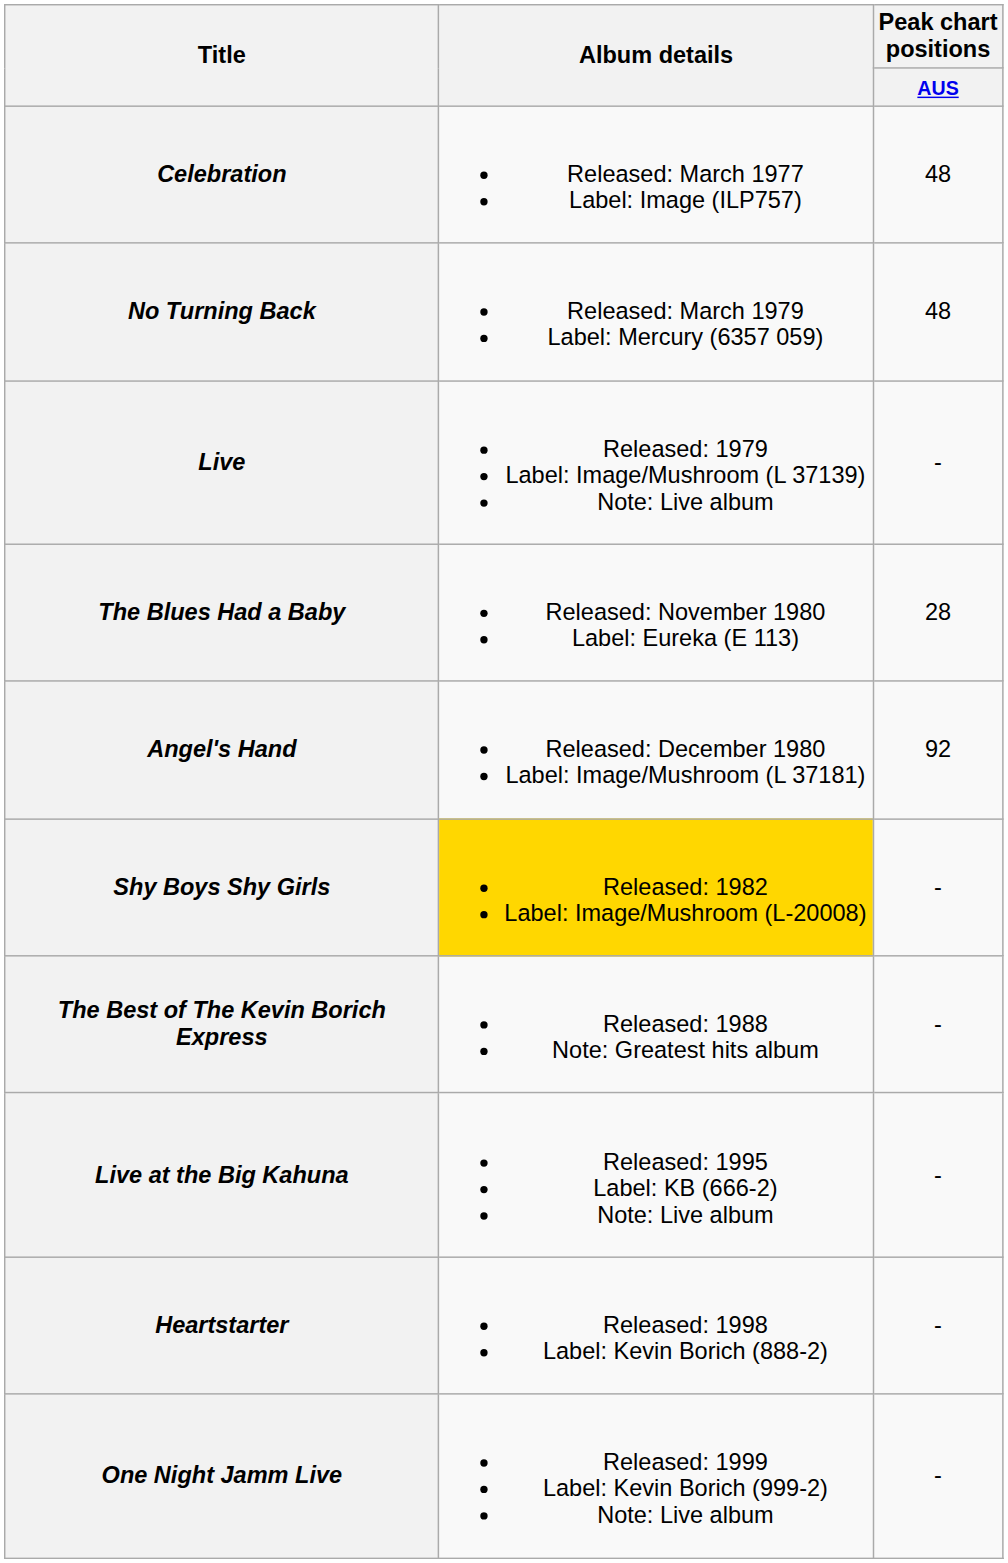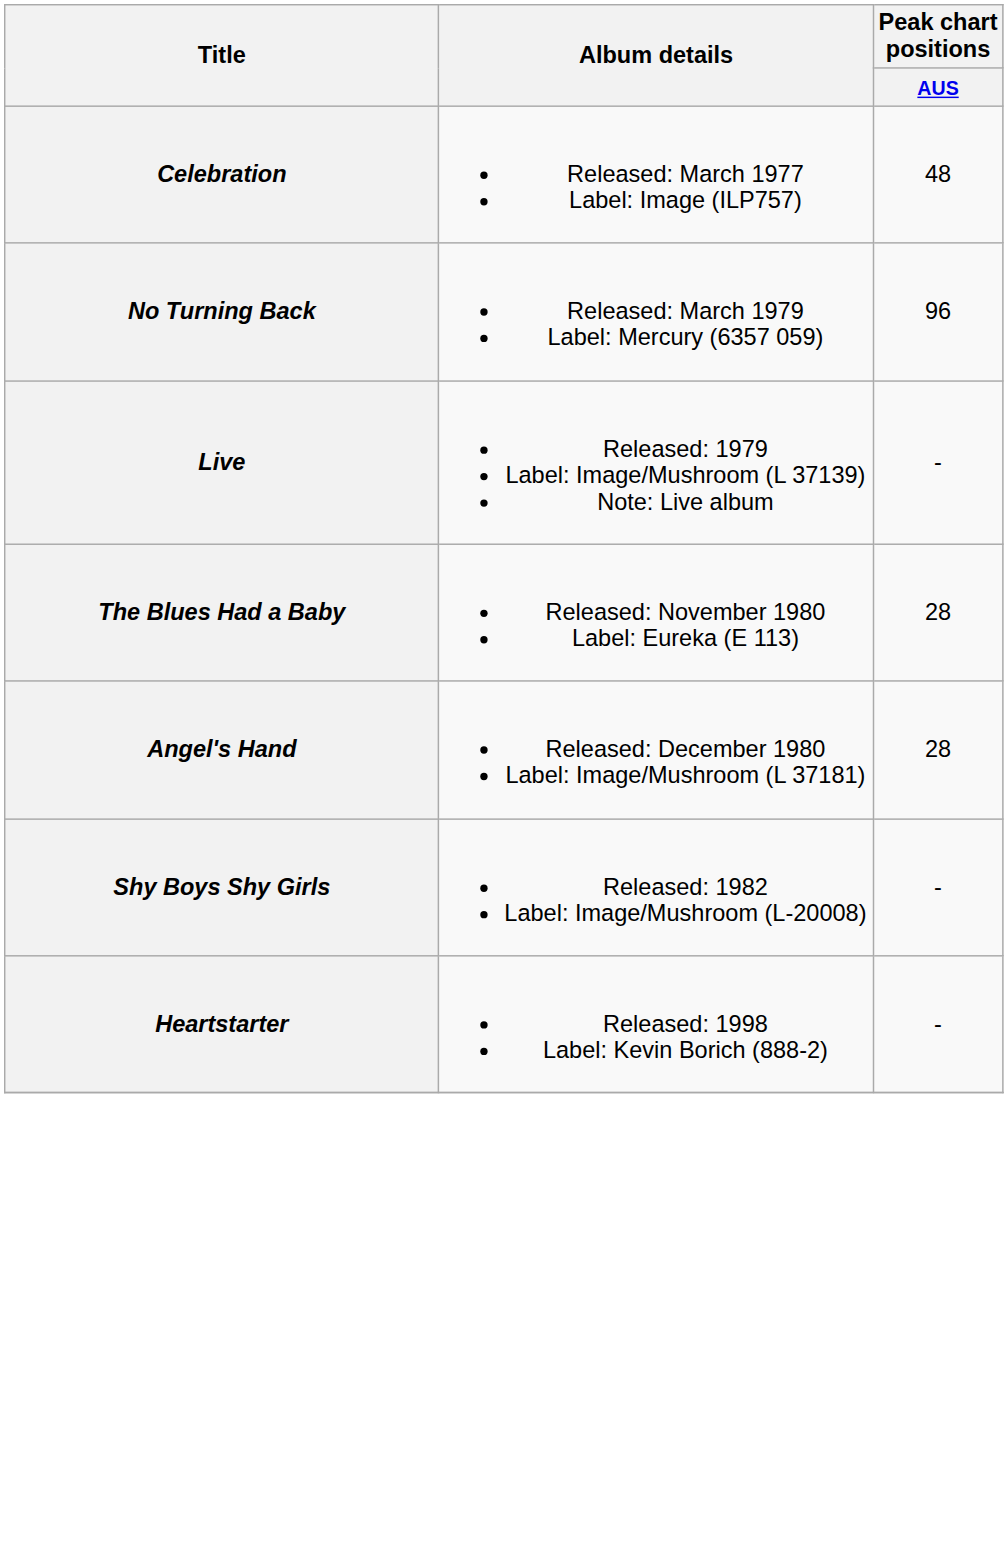(938, 311) 48 -> (938, 311) 96
(938, 749) 92 -> (938, 749) 28
(656, 900) gold background -> (656, 900) no background
- row: (222, 1024)
- row: (222, 1174)
- row: (222, 1475)
